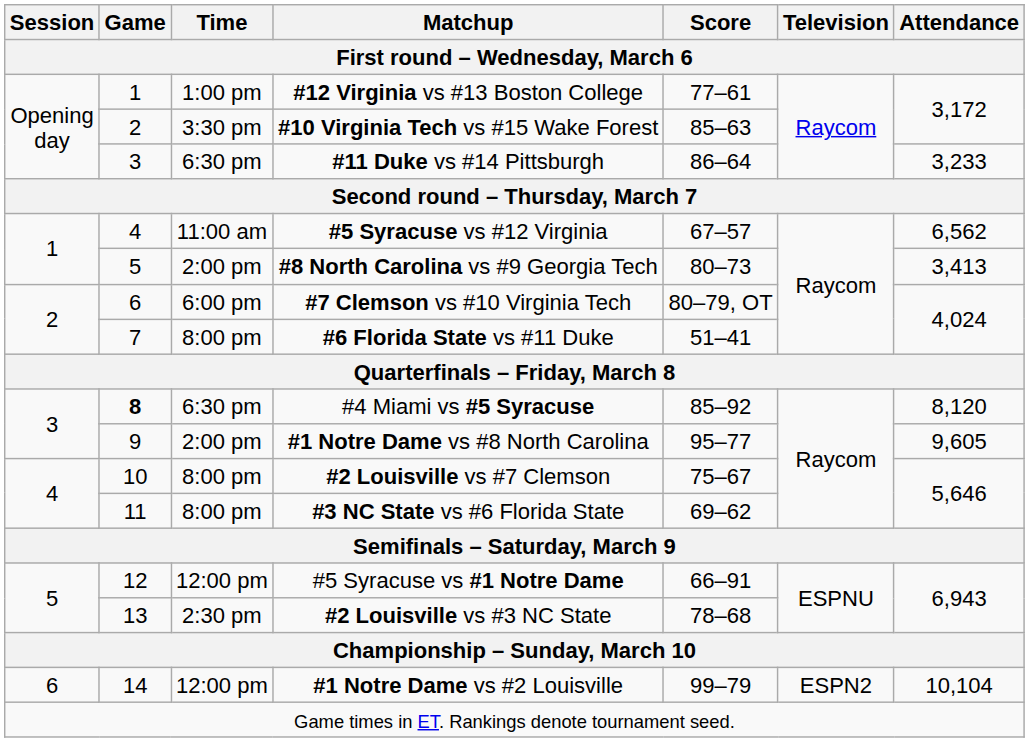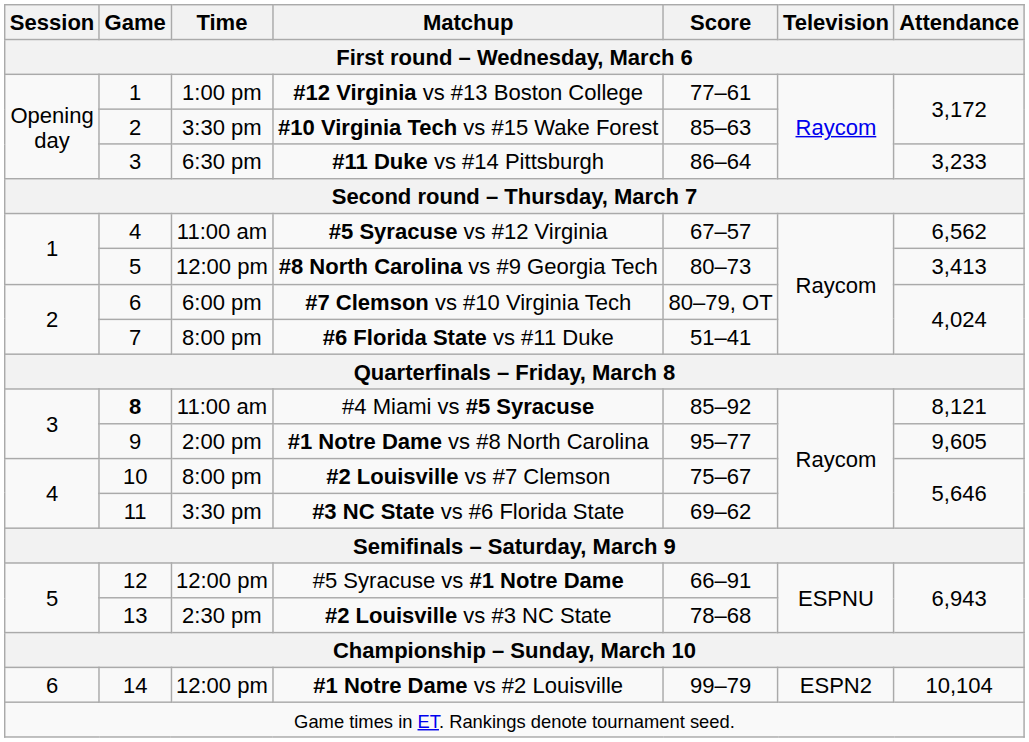(222, 267) 2:00 pm -> (222, 267) 12:00 pm
(222, 406) 6:30 pm -> (222, 406) 11:00 am
(959, 406) 8,120 -> (959, 406) 8,121
(222, 511) 8:00 pm -> (222, 511) 3:30 pm
